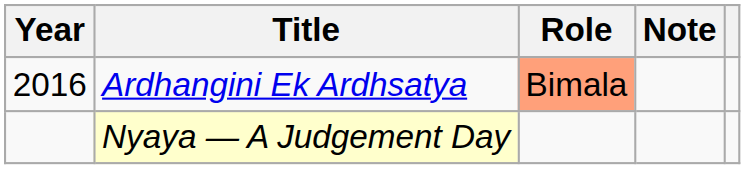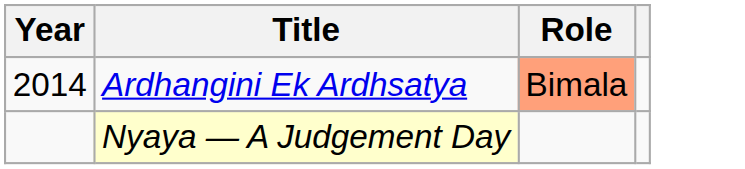- column: (680, 30)
(50, 83) 2016 -> (50, 83) 2014
